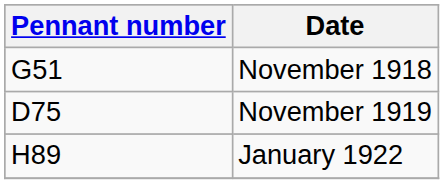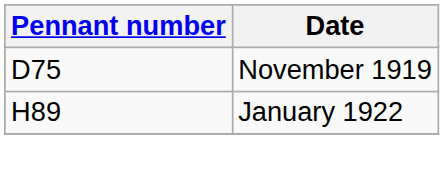- row: (335, 69)
